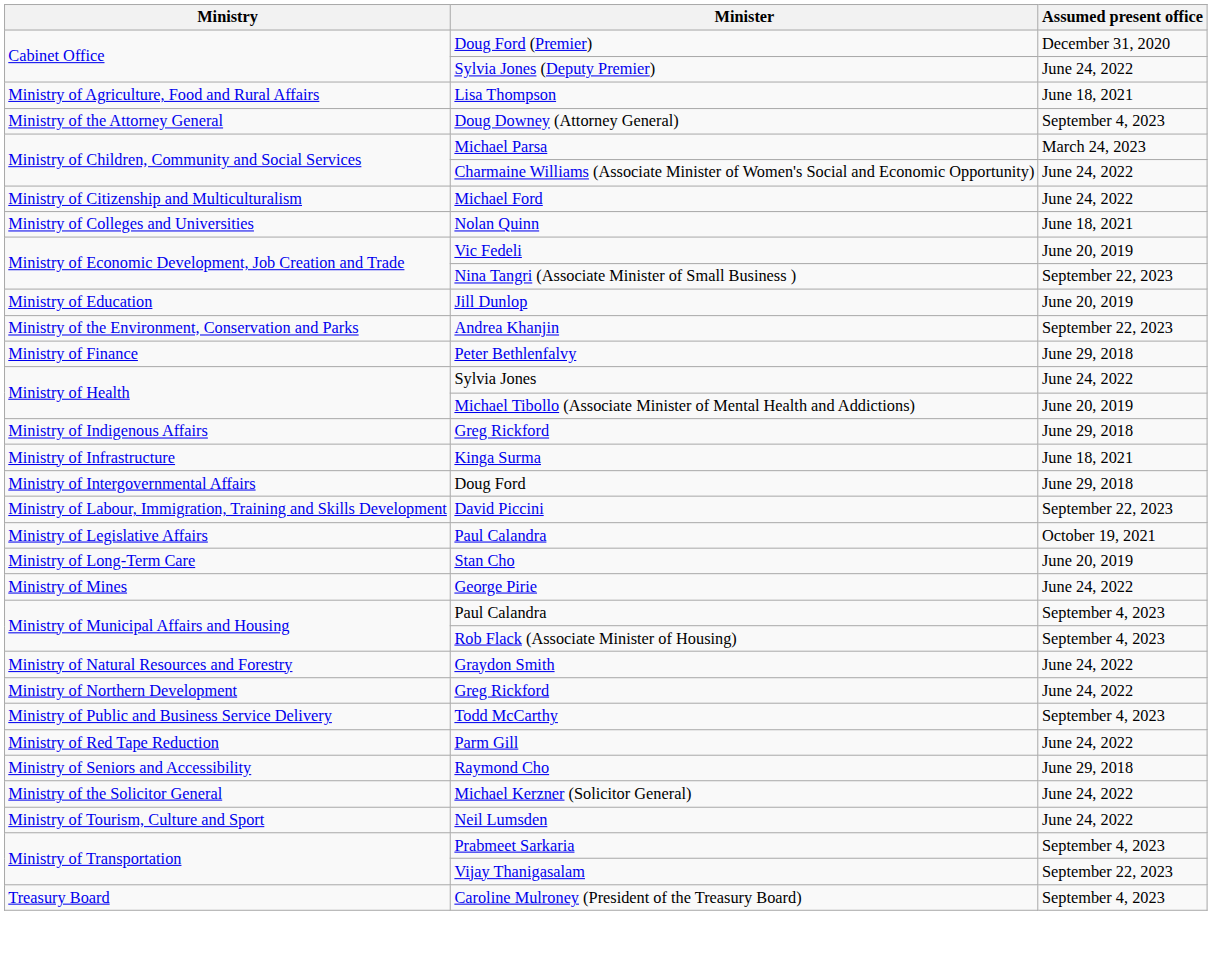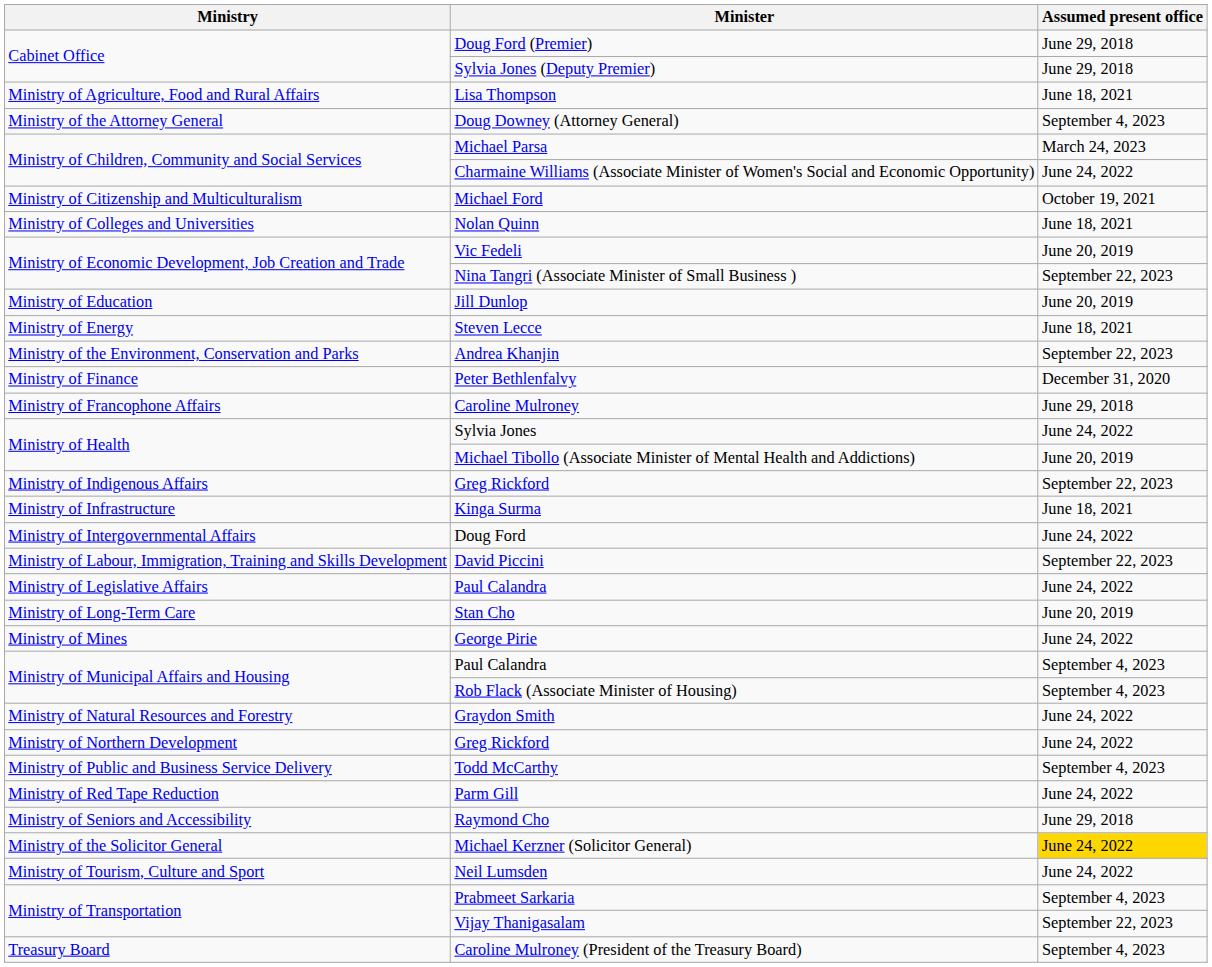(1106, 43) December 31, 2020 -> (1088, 43) June 29, 2018
(1088, 69) June 24, 2022 -> (1088, 69) June 29, 2018
(1088, 198) June 24, 2022 -> (1099, 198) October 19, 2021
+ row: (71, 328)
(1088, 353) June 29, 2018 -> (1106, 379) December 31, 2020
+ row: (114, 405)
(1088, 431) June 29, 2018 -> (1107, 483) September 22, 2023
(1088, 483) June 29, 2018 -> (1088, 535) June 24, 2022
(1099, 535) October 19, 2021 -> (1088, 586) June 24, 2022
(1088, 793) no background -> (1088, 845) gold background
